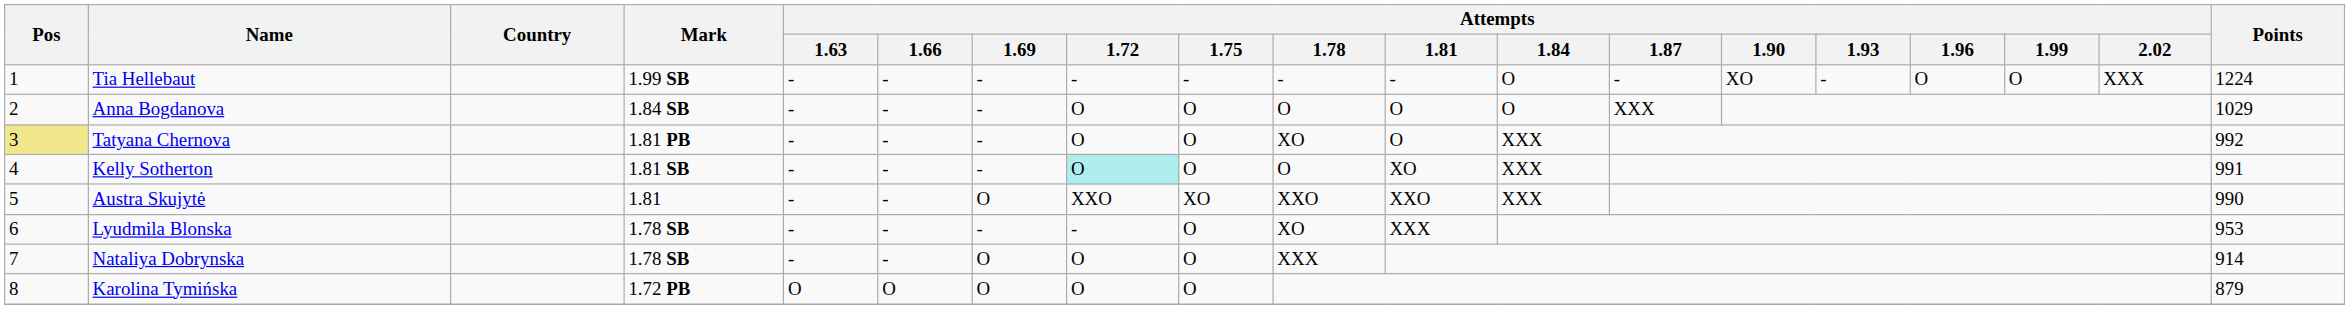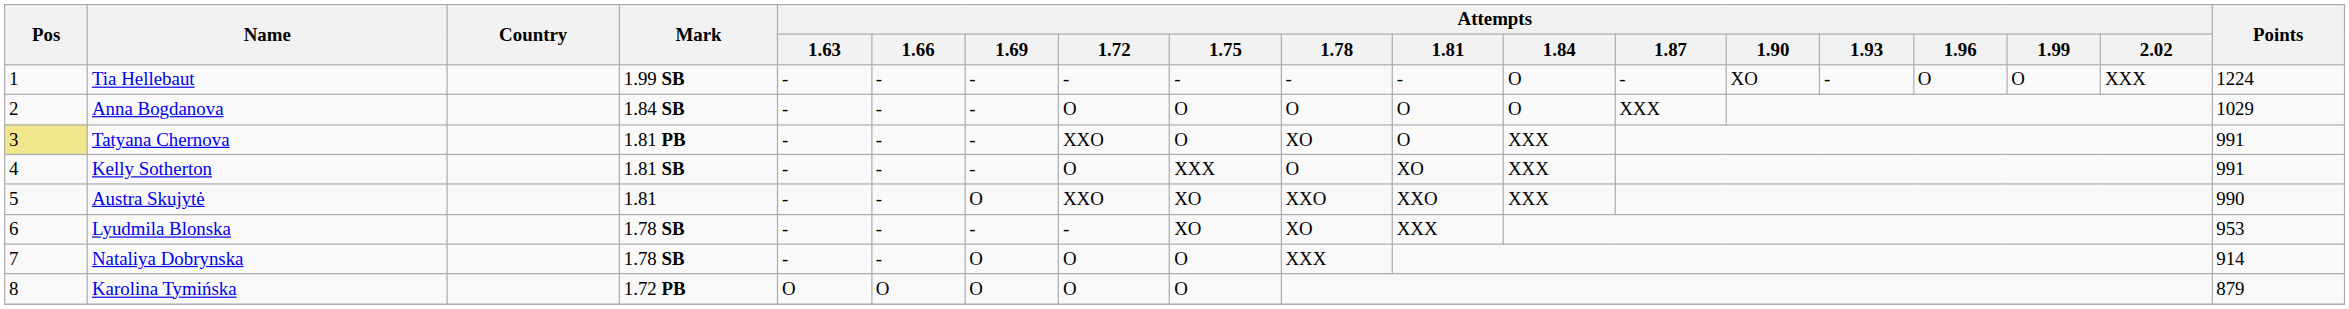(1078, 139) O -> (1083, 139) XXO
(2229, 139) 992 -> (2230, 139) 991
(1078, 169) paleturquoise background -> (1070, 169) no background
(1190, 169) O -> (1195, 169) XXX
(1190, 229) O -> (1188, 229) XO
